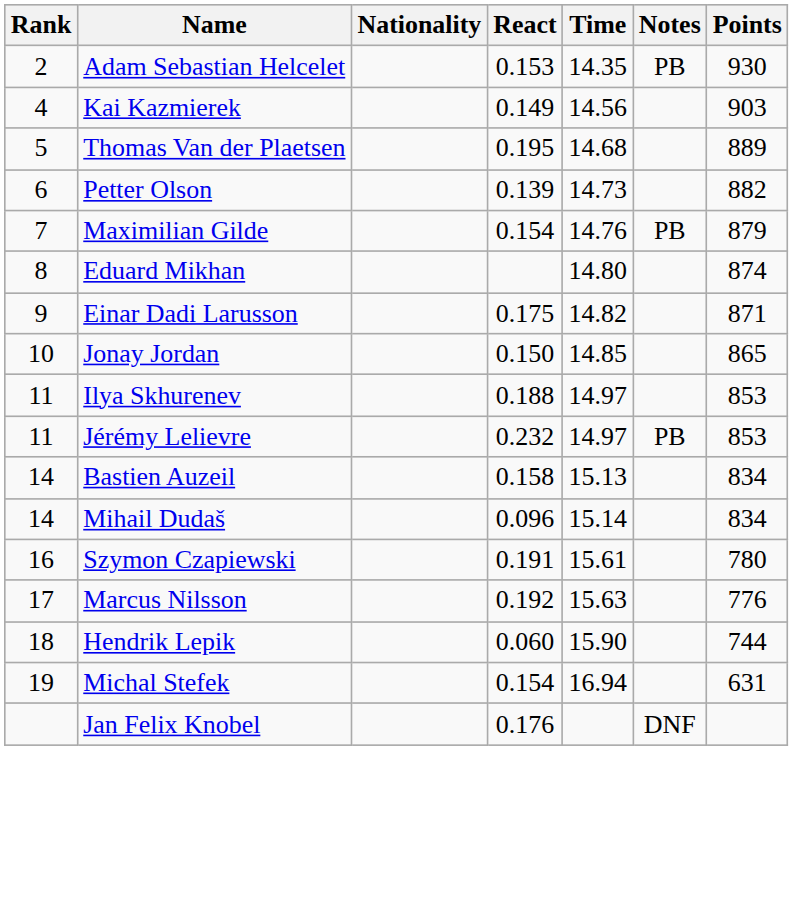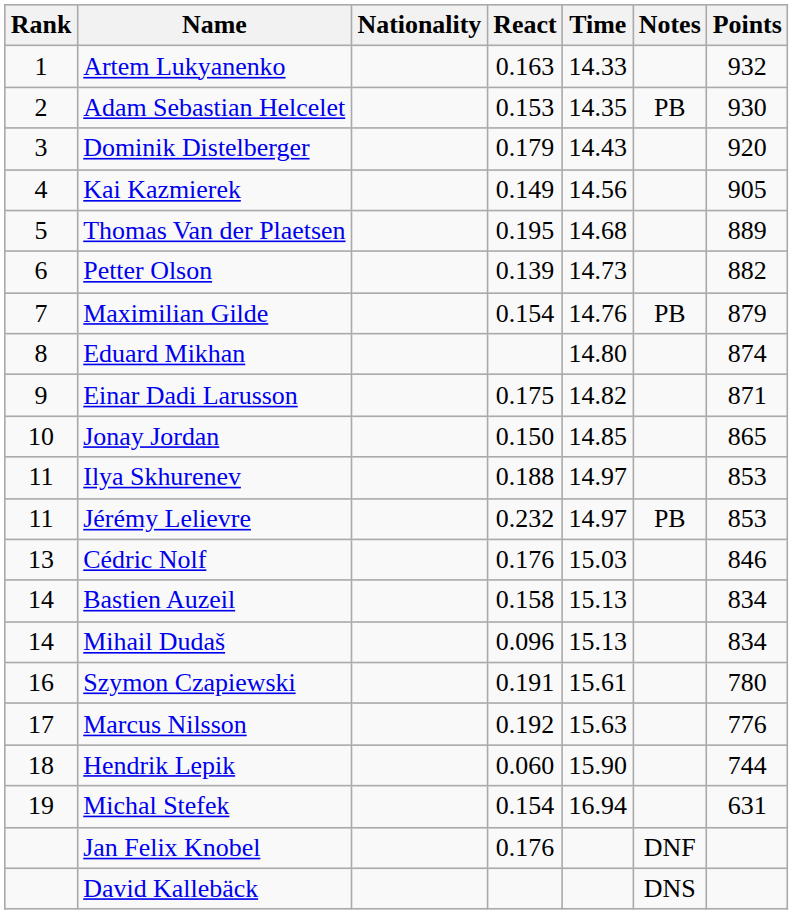+ row: (184, 66)
+ row: (196, 148)
(747, 107) 903 -> (747, 189) 905
+ row: (145, 559)
(598, 518) 15.14 -> (598, 641) 15.13
+ row: (171, 888)
